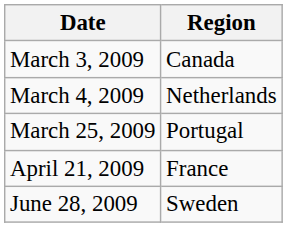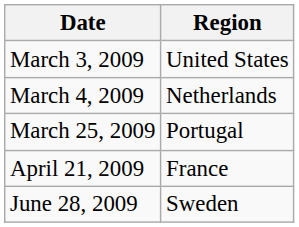+ row: (227, 58)
- row: (200, 58)
